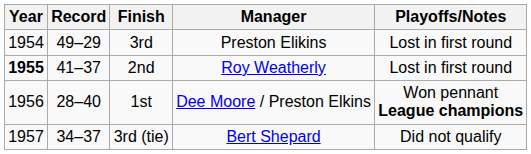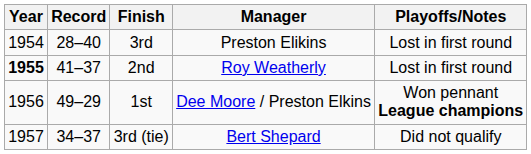(79, 42) 49–29 -> (79, 42) 28–40
(79, 102) 28–40 -> (79, 102) 49–29
